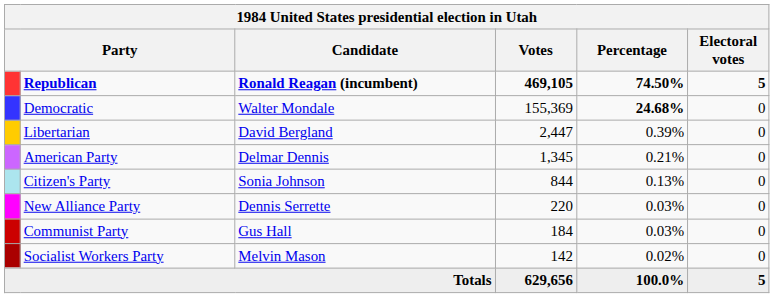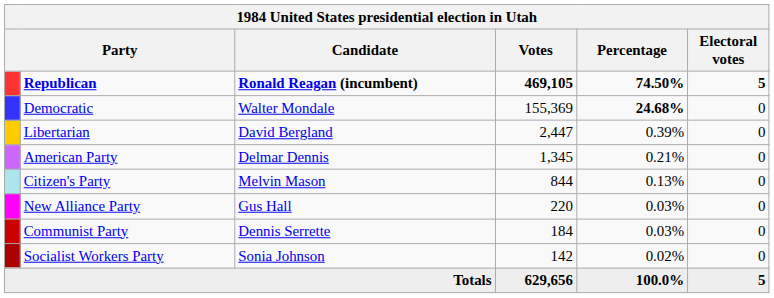(282, 181) Sonia Johnson -> (282, 181) Melvin Mason
(284, 206) Dennis Serrette -> (265, 206) Gus Hall
(265, 231) Gus Hall -> (284, 231) Dennis Serrette
(282, 255) Melvin Mason -> (282, 255) Sonia Johnson
